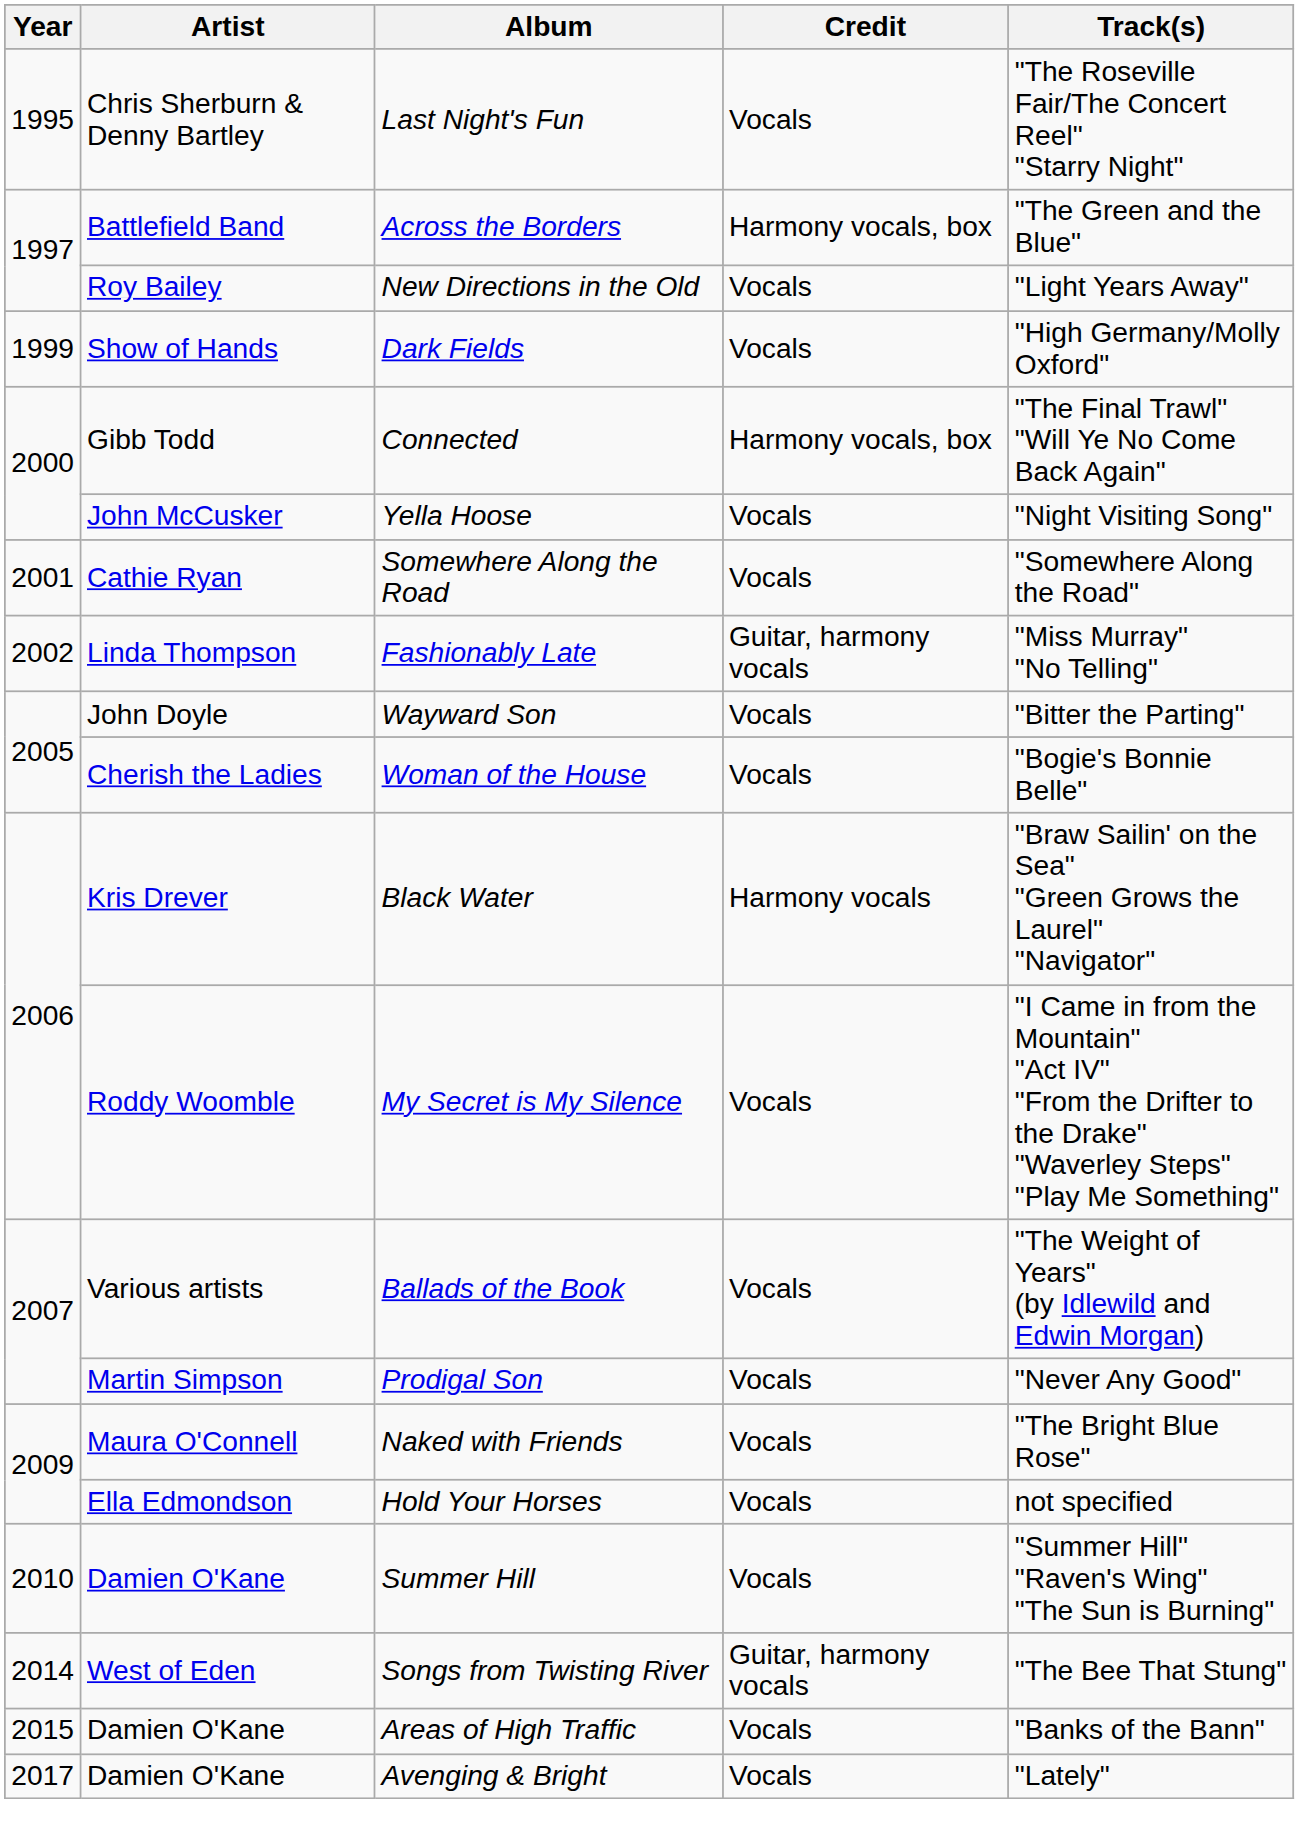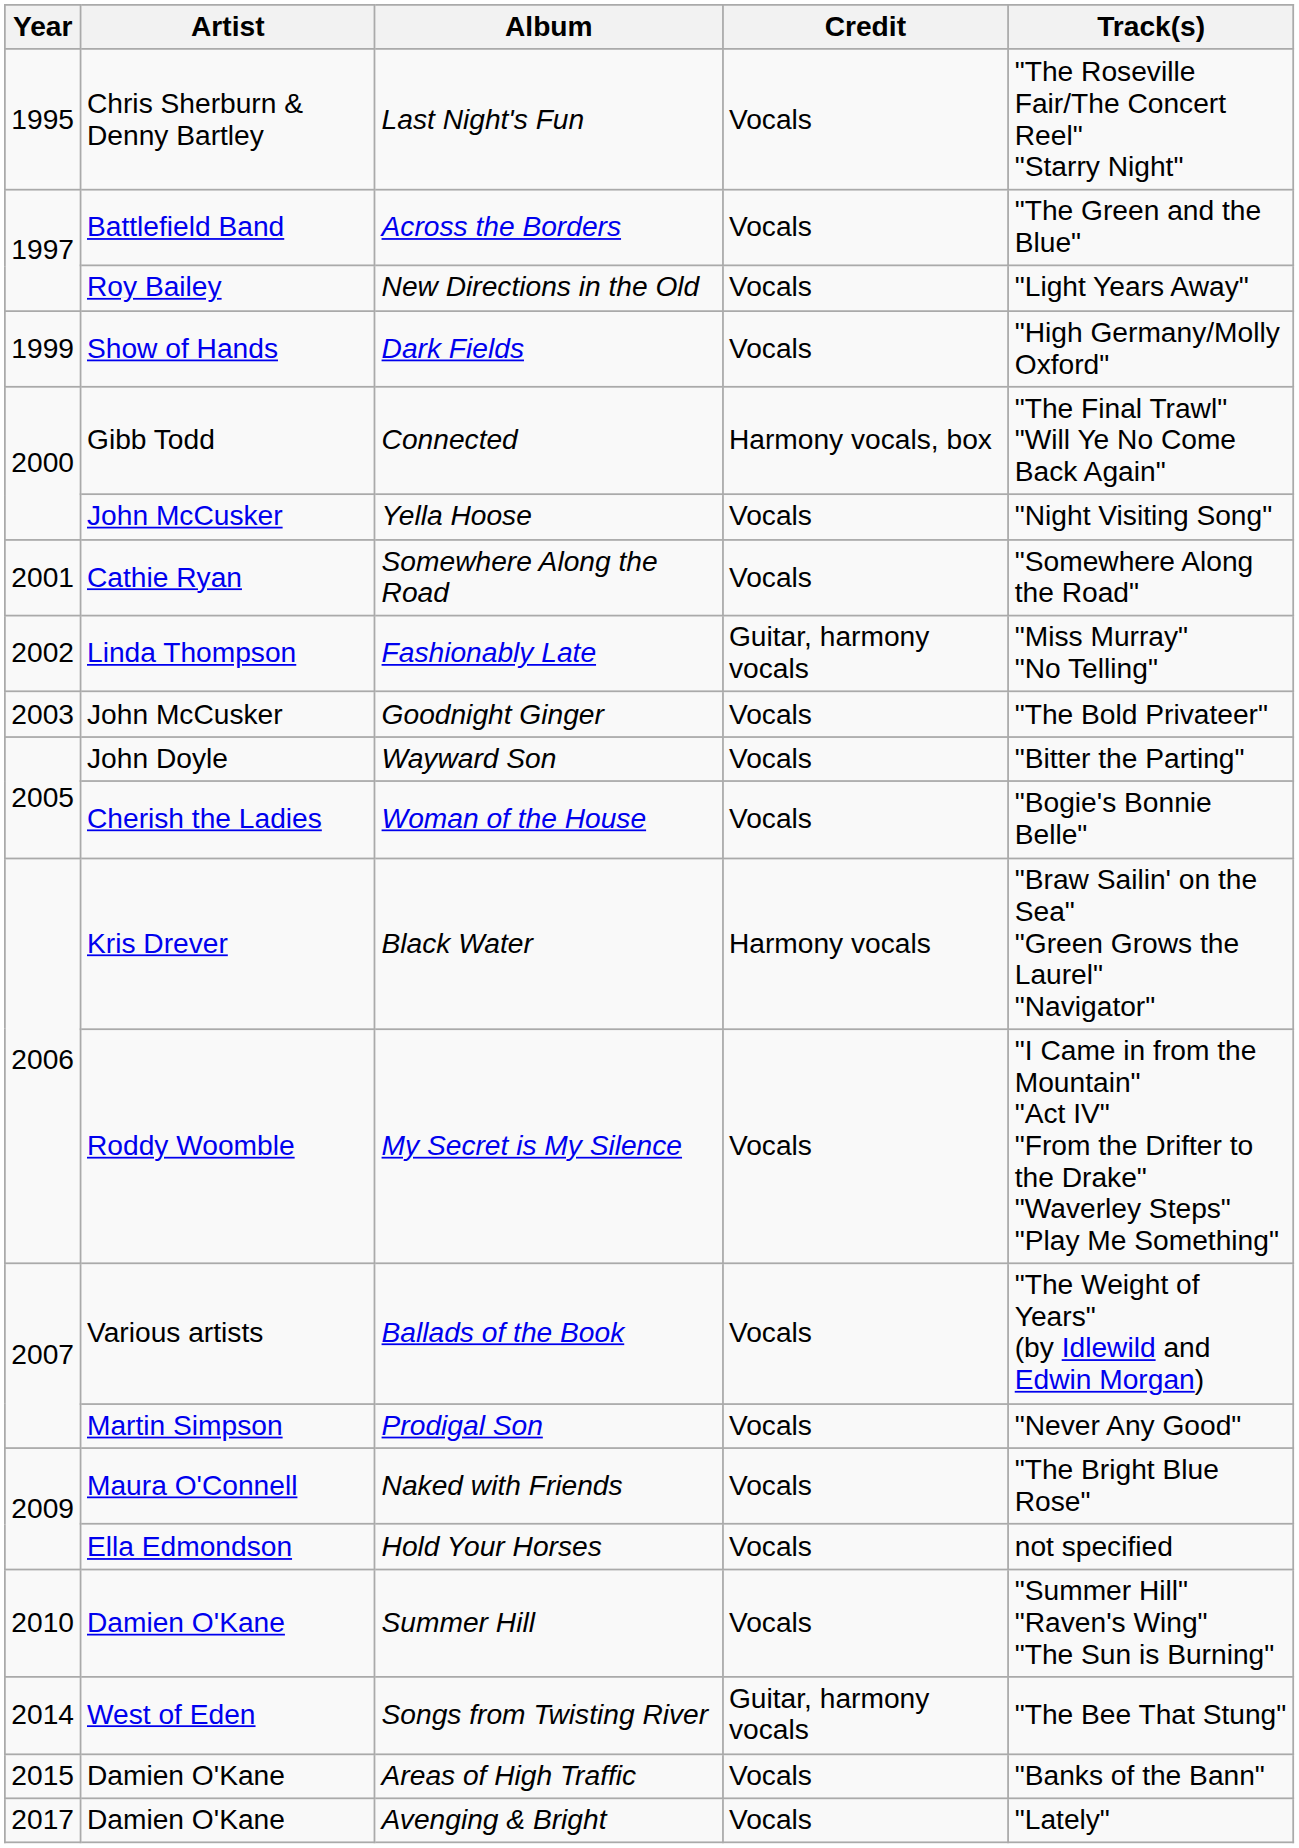(860, 227) Harmony vocals, box -> (770, 227) Vocals
+ row: (493, 713)
